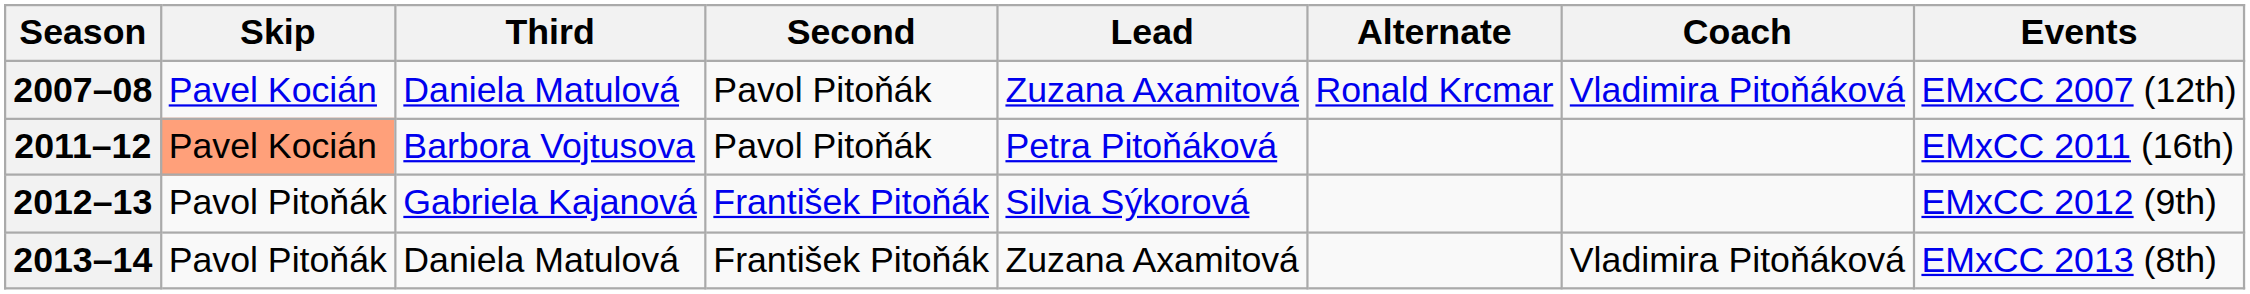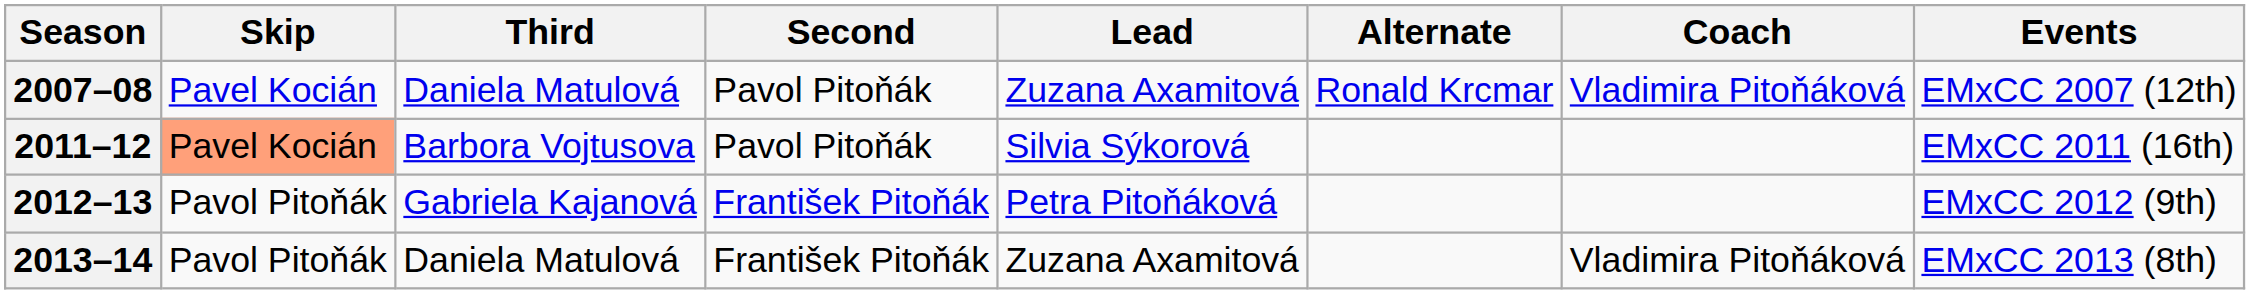(1141, 145) Petra Pitoňáková -> (1127, 145) Silvia Sýkorová
(1127, 202) Silvia Sýkorová -> (1141, 202) Petra Pitoňáková
